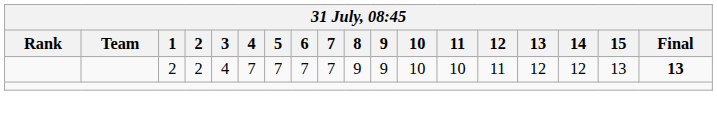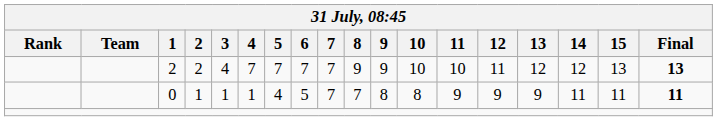+ row: (172, 95)
